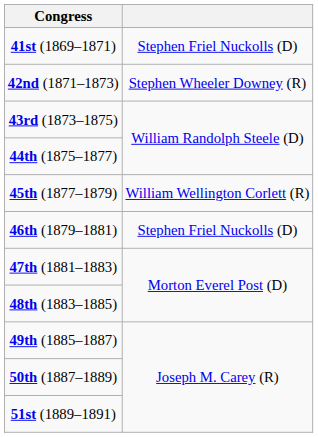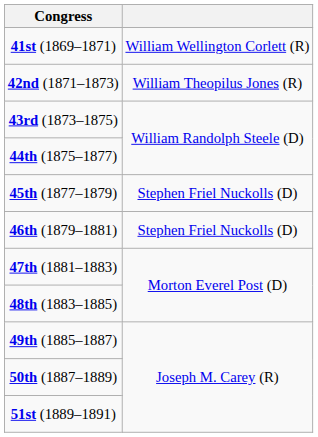(217, 46) Stephen Friel Nuckolls (D) -> (217, 46) William Wellington Corlett (R)
(217, 83) Stephen Wheeler Downey (R) -> (217, 83) William Theopilus Jones (R)
(217, 193) William Wellington Corlett (R) -> (217, 193) Stephen Friel Nuckolls (D)
